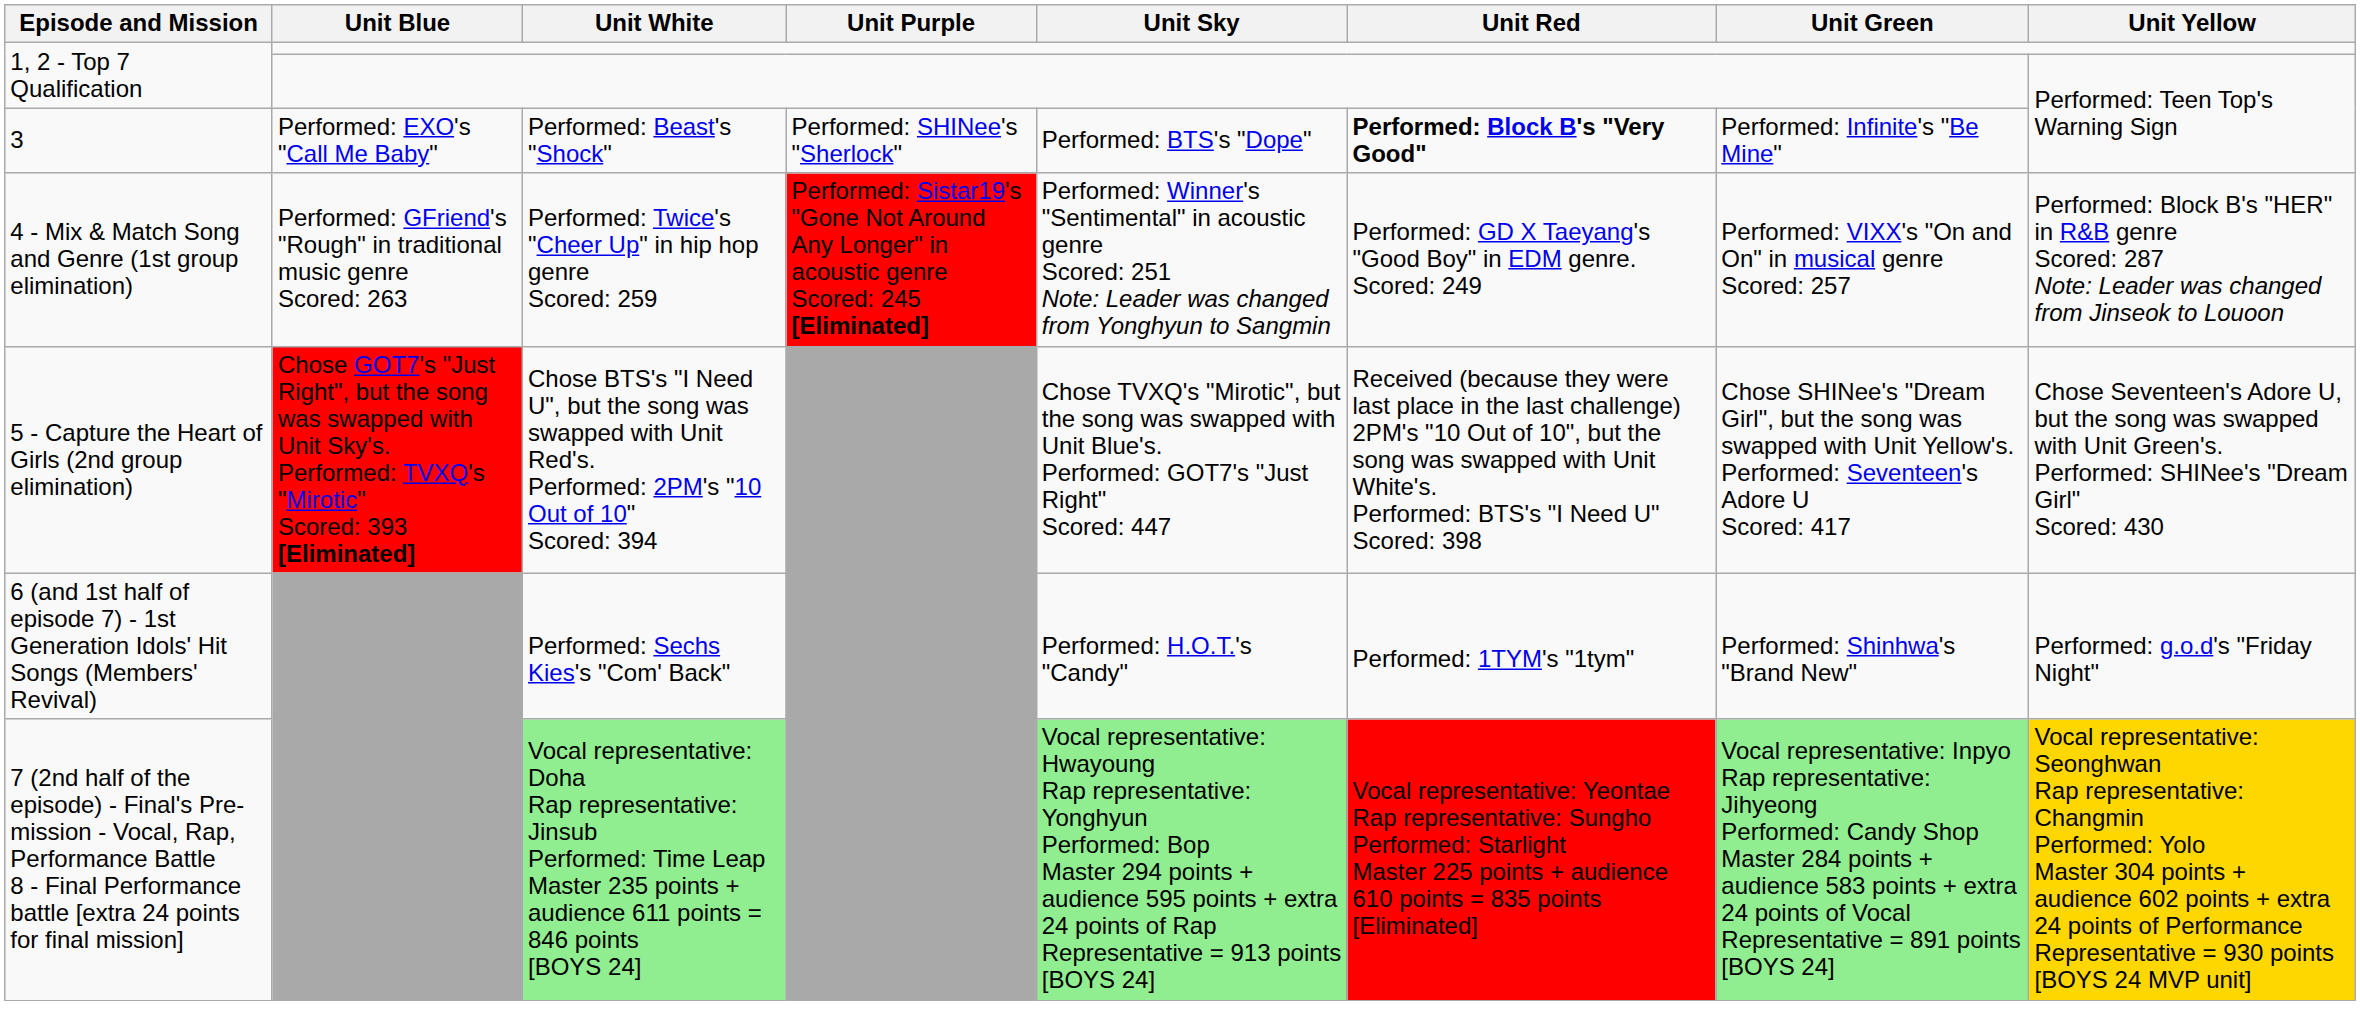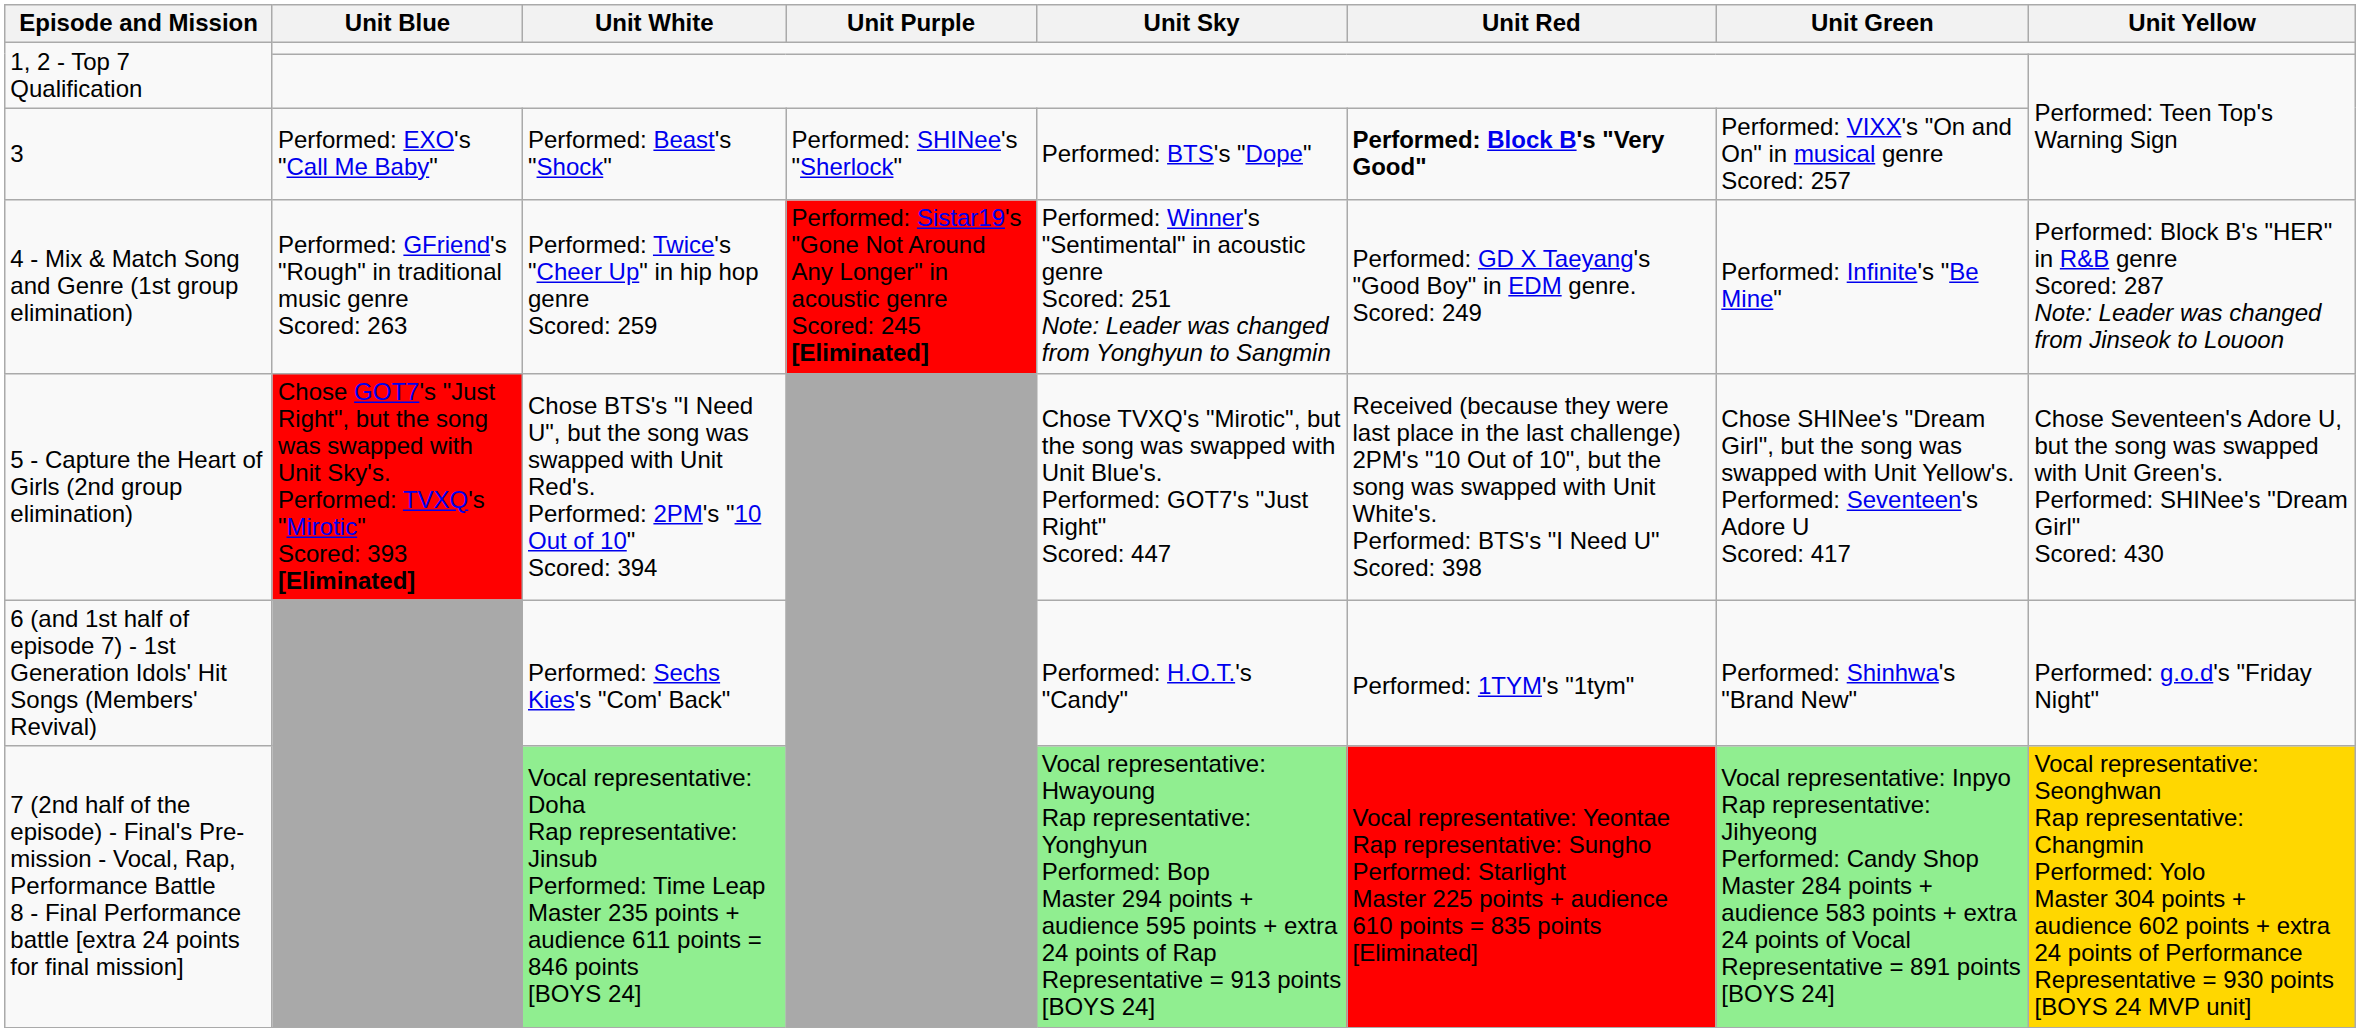(1850, 140) Performed: Infinite's "Be Mine" -> (1867, 153) Performed: VIXX's "On and On" in musical genre Scored: 257
(1867, 259) Performed: VIXX's "On and On" in musical genre Scored: 257 -> (1850, 286) Performed: Infinite's "Be Mine"
